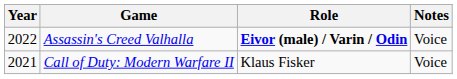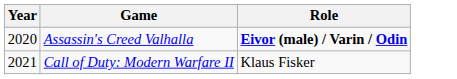- column: (431, 16)
(22, 39) 2022 -> (22, 39) 2020
